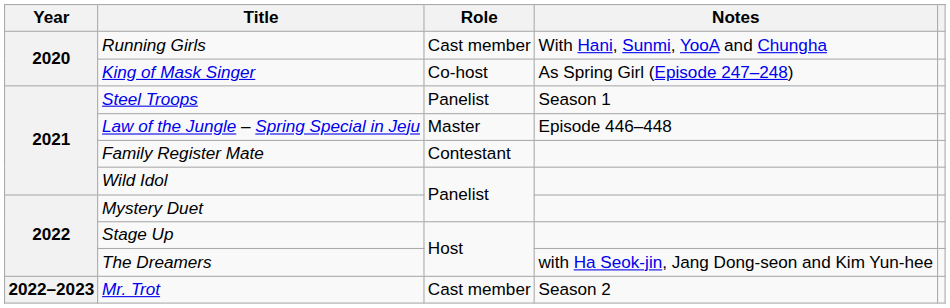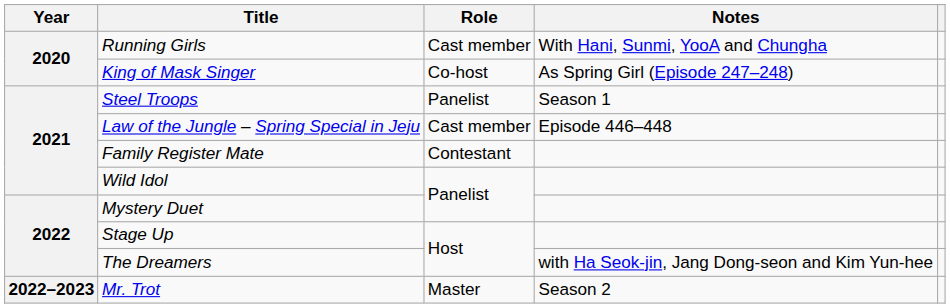(454, 126) Master -> (479, 126) Cast member
(479, 289) Cast member -> (454, 289) Master
